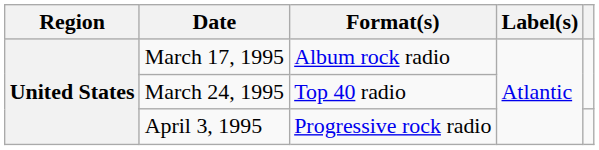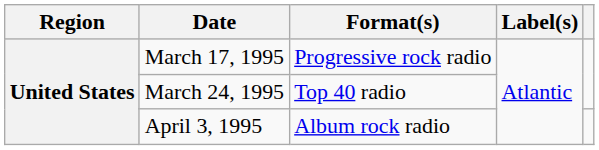(372, 56) Album rock radio -> (393, 56) Progressive rock radio
(393, 126) Progressive rock radio -> (372, 126) Album rock radio
